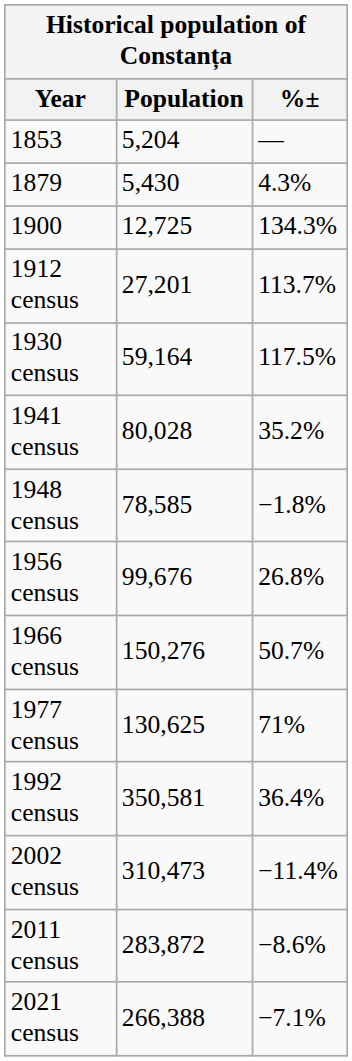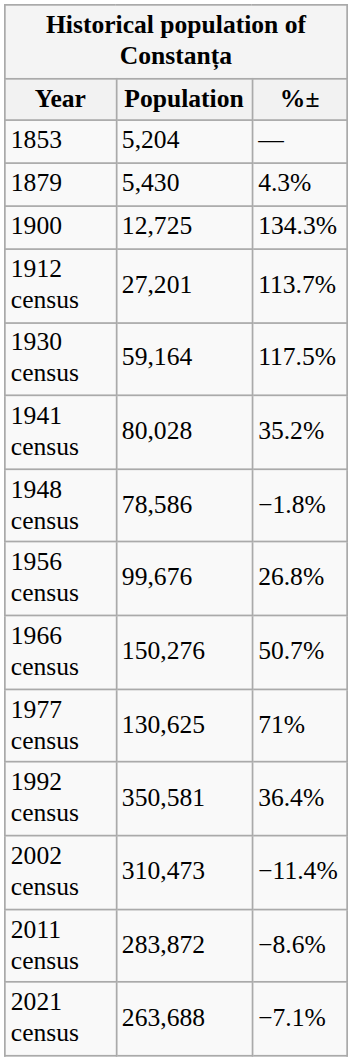(157, 504) 78,585 -> (157, 504) 78,586
(163, 1017) 266,388 -> (163, 1017) 263,688
